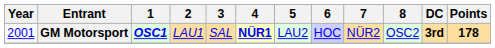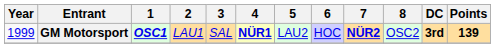(21, 33) 2001 -> (21, 33) 1999
(363, 33) normal -> (363, 33) bold
(469, 33) 178 -> (469, 33) 139
